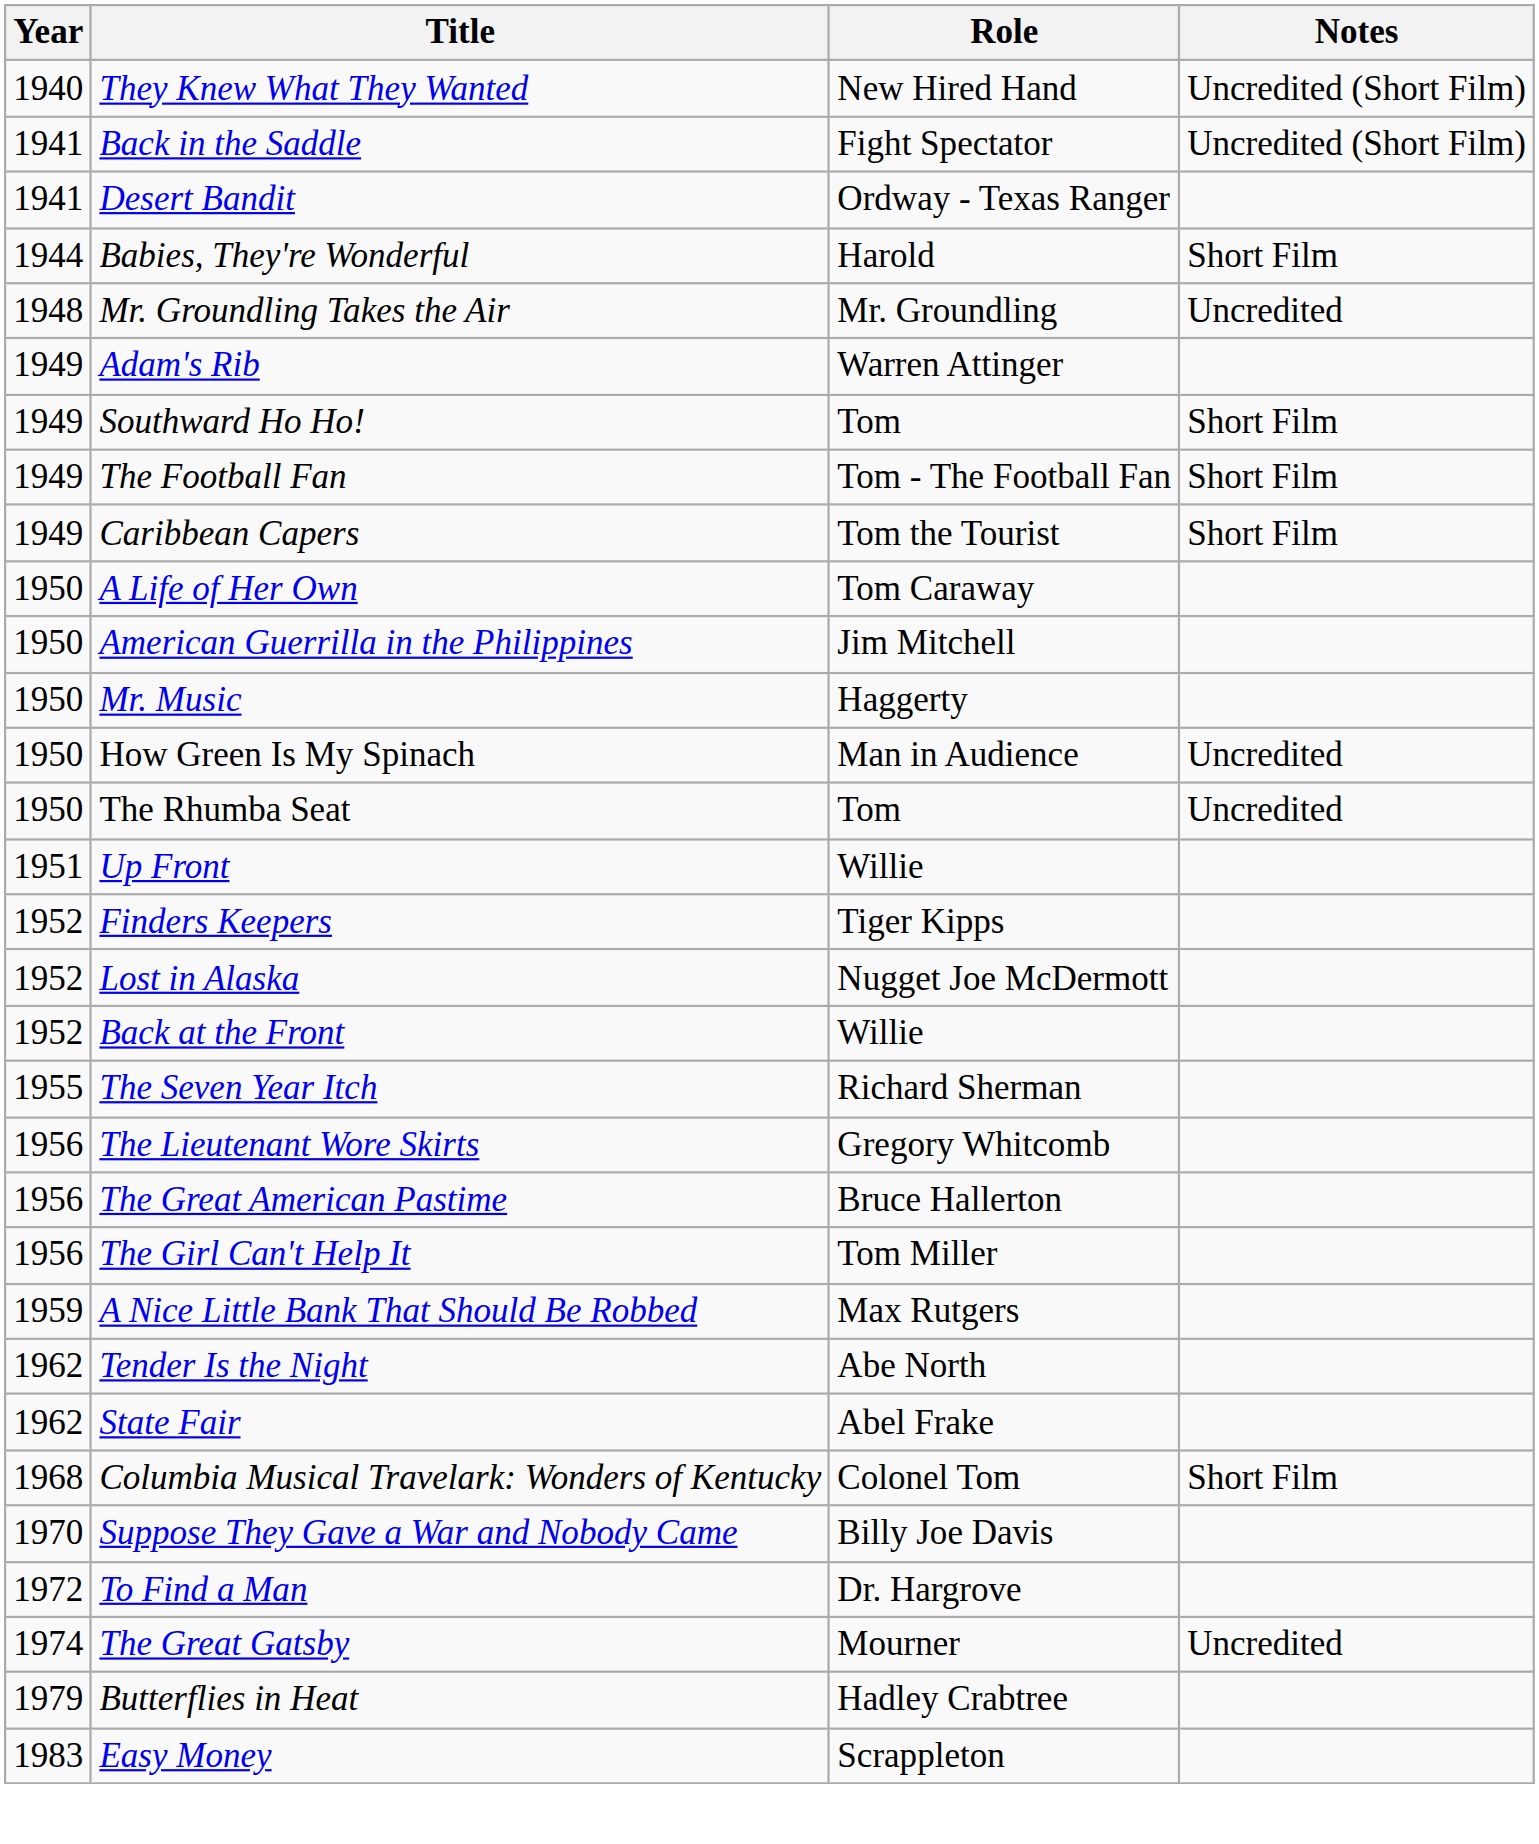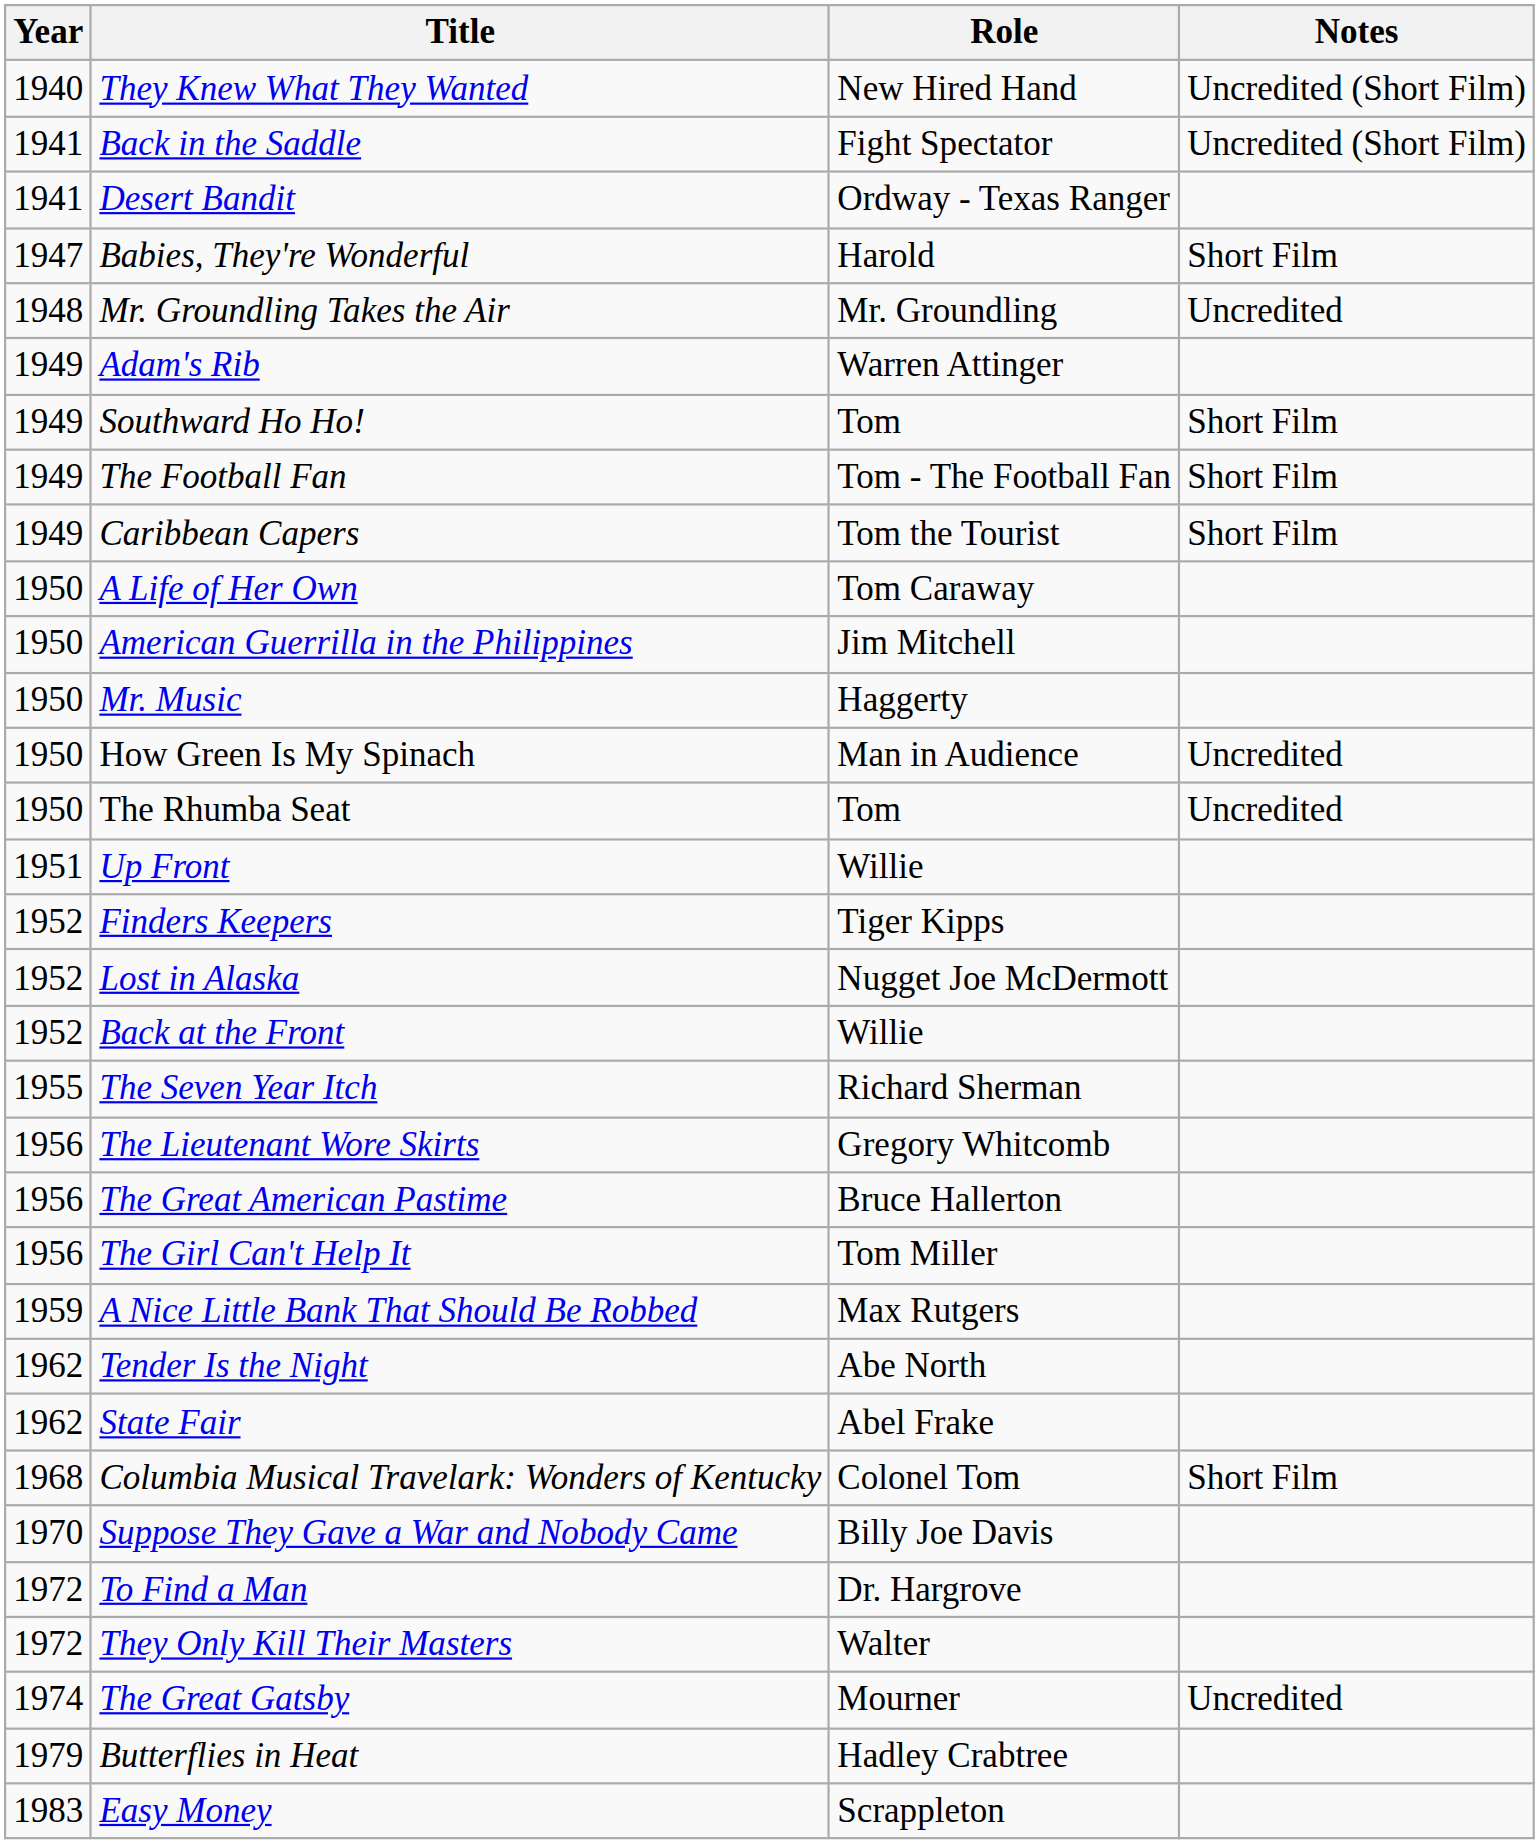(48, 254) 1944 -> (48, 254) 1947
+ row: (306, 1643)
